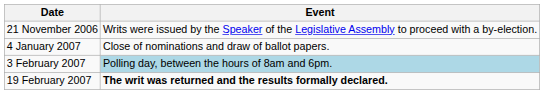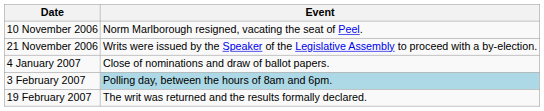+ row: (52, 30)
(245, 81) bold -> (235, 98) normal
